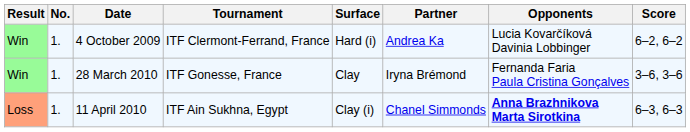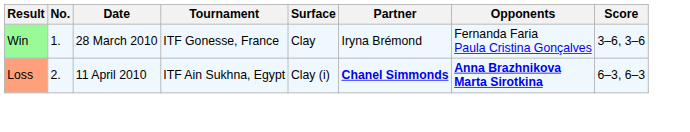- row: (118, 40)
(55, 109) 1. -> (55, 75) 2.
(436, 109) normal -> (395, 75) bold
